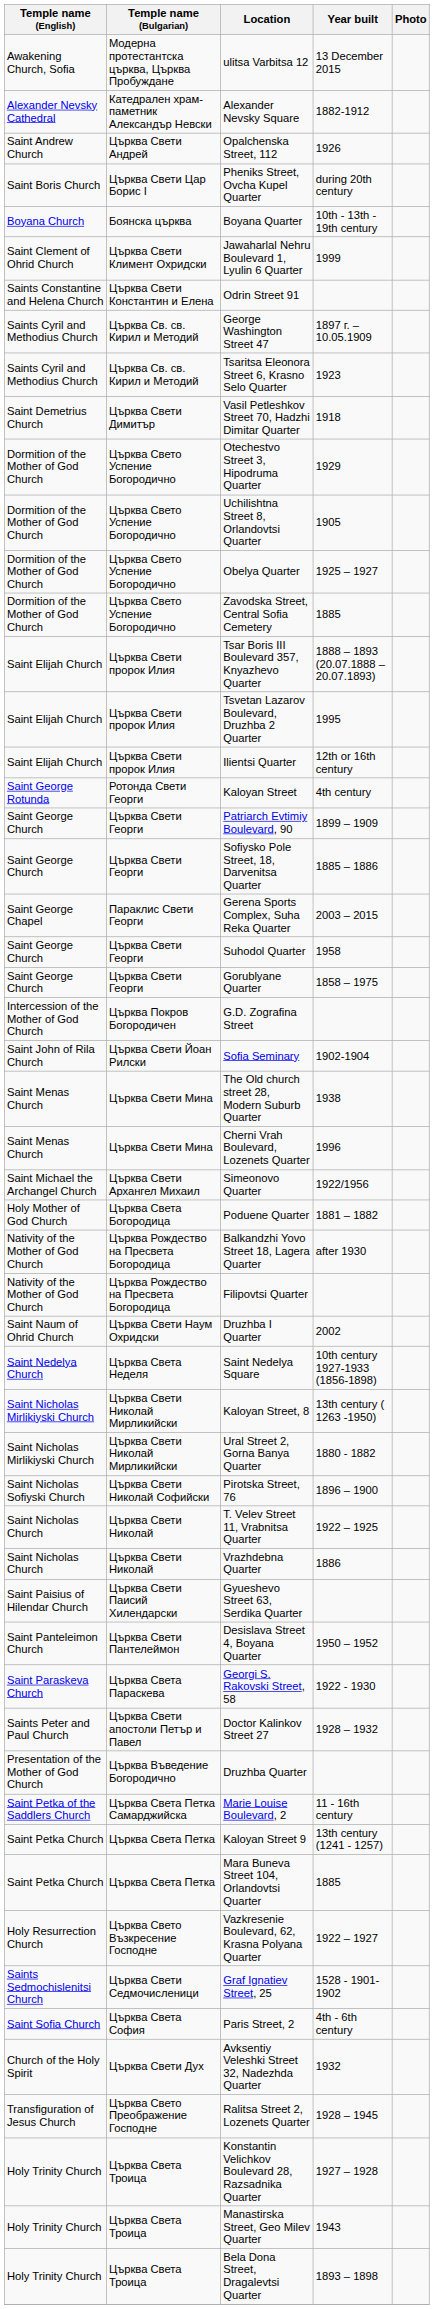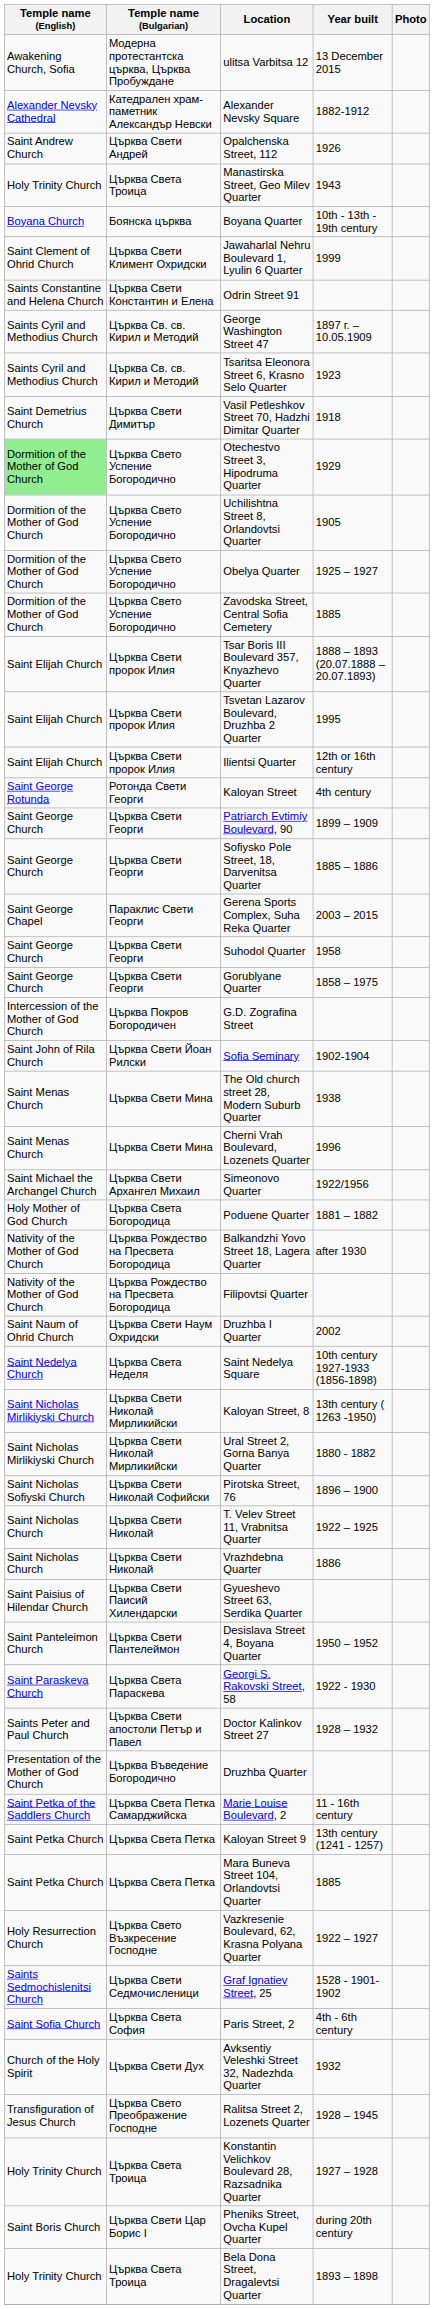rows swapped: (261, 185) <-> (267, 2227)
(46, 467) no background -> (46, 467) lightgreen background
